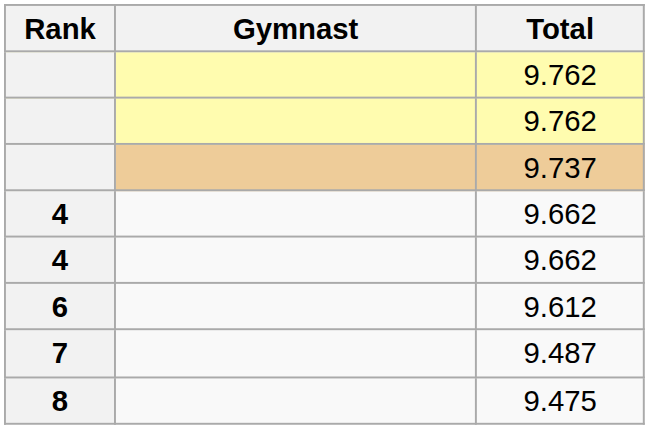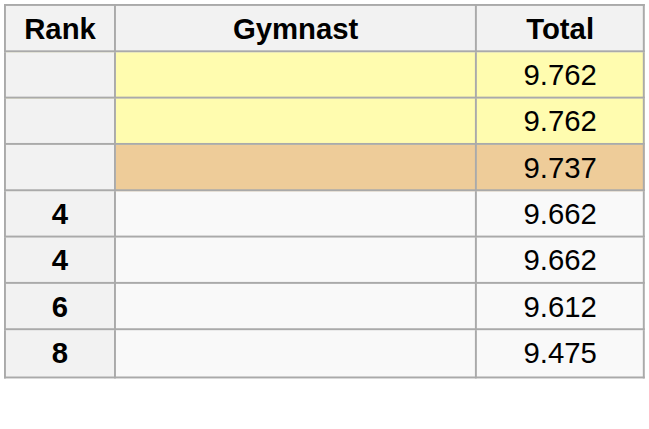- row: (60, 353)
